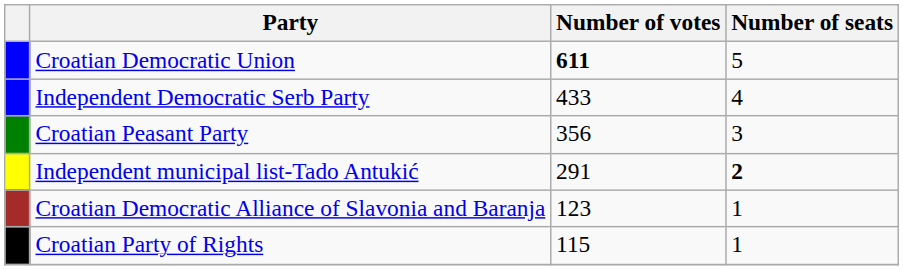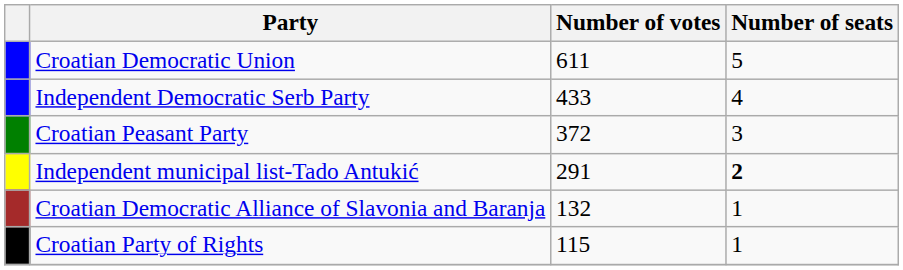(573, 60) bold -> (573, 60) normal
(574, 134) 356 -> (574, 134) 372
(574, 208) 123 -> (574, 208) 132
